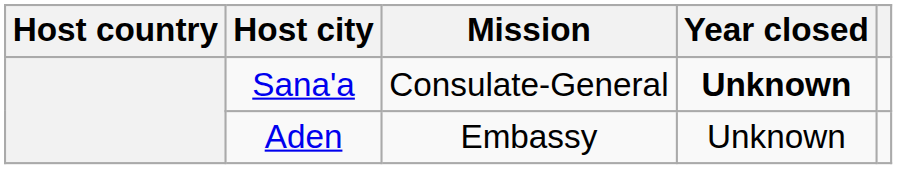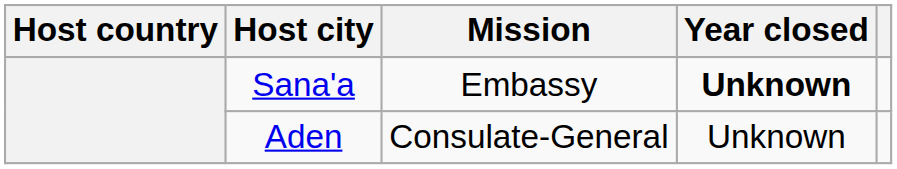(529, 83) Consulate-General -> (529, 83) Embassy
(529, 136) Embassy -> (529, 136) Consulate-General
